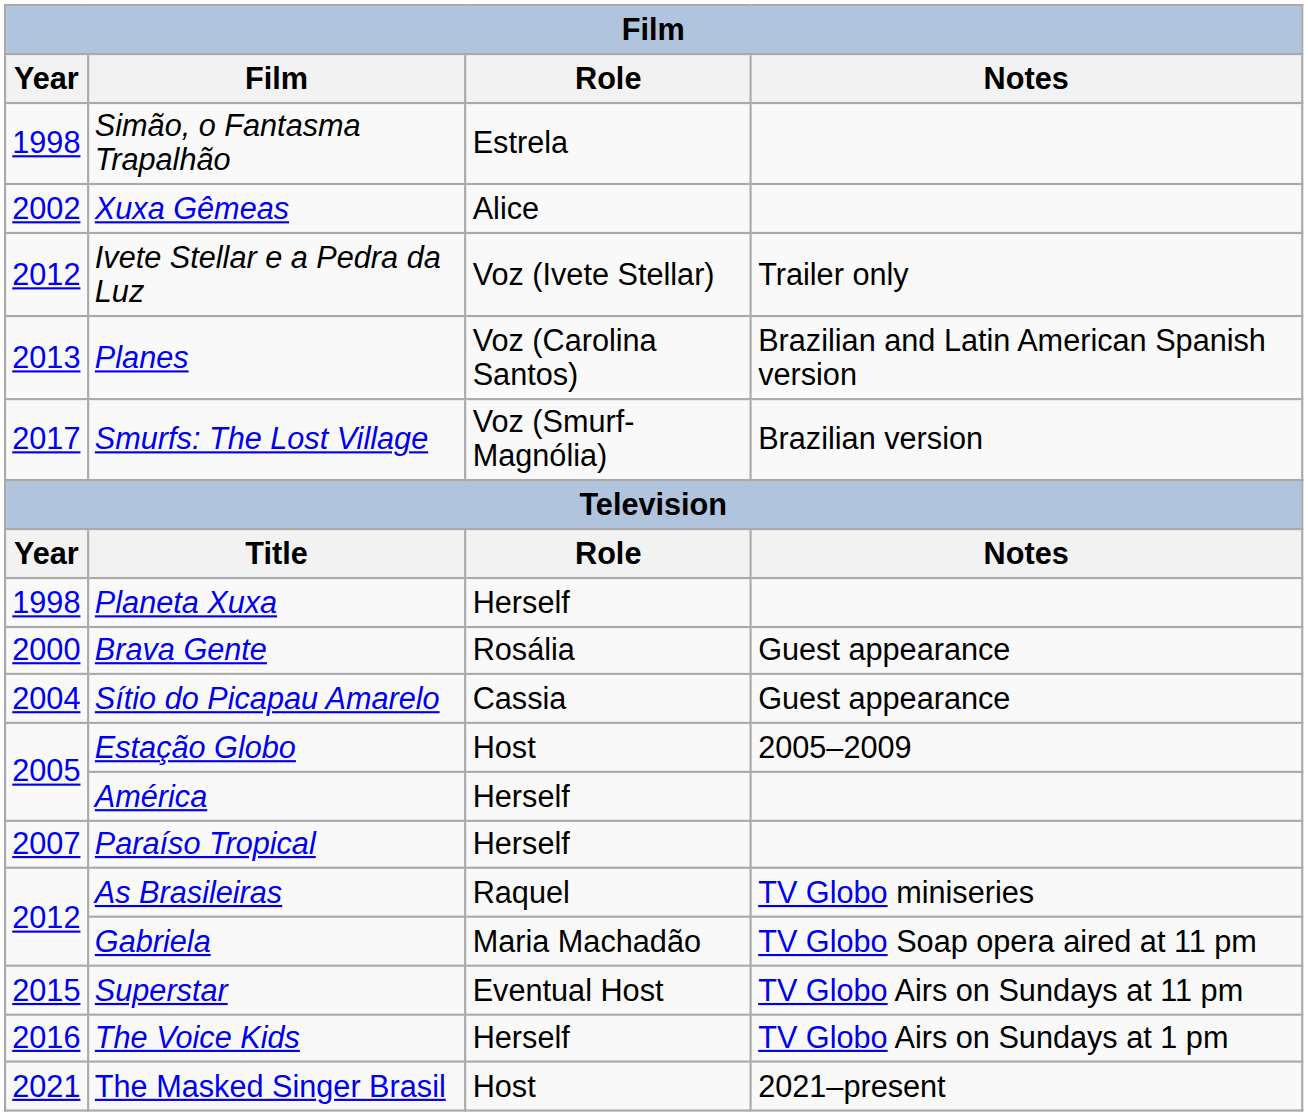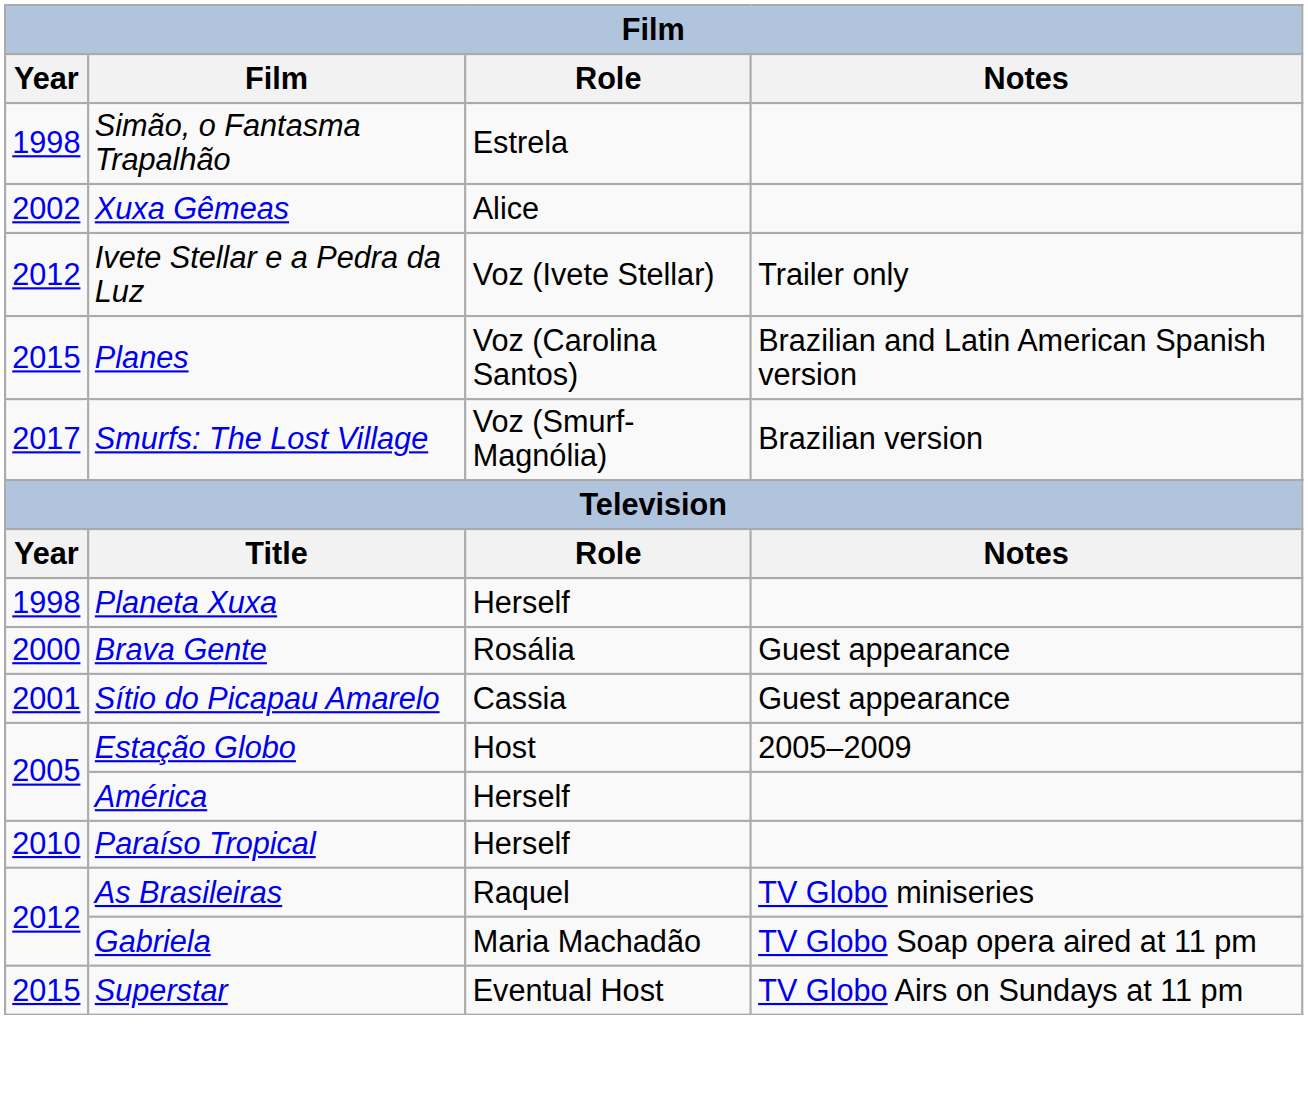(46, 357) 2013 -> (46, 357) 2015
(46, 699) 2004 -> (46, 699) 2001
(46, 844) 2007 -> (46, 844) 2010
- row: (197, 1038)
- row: (270, 1087)
